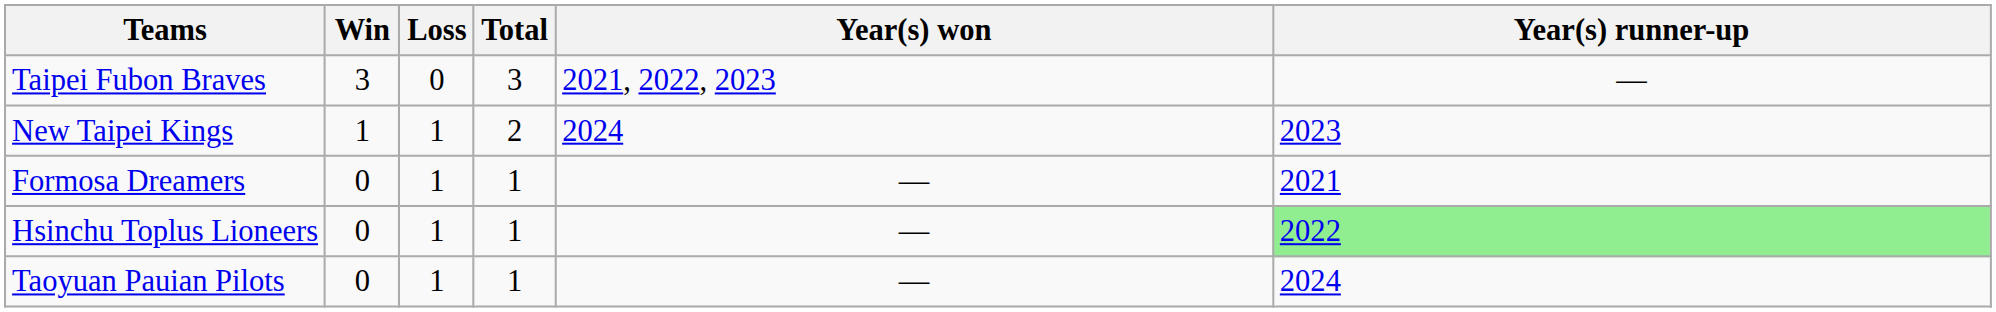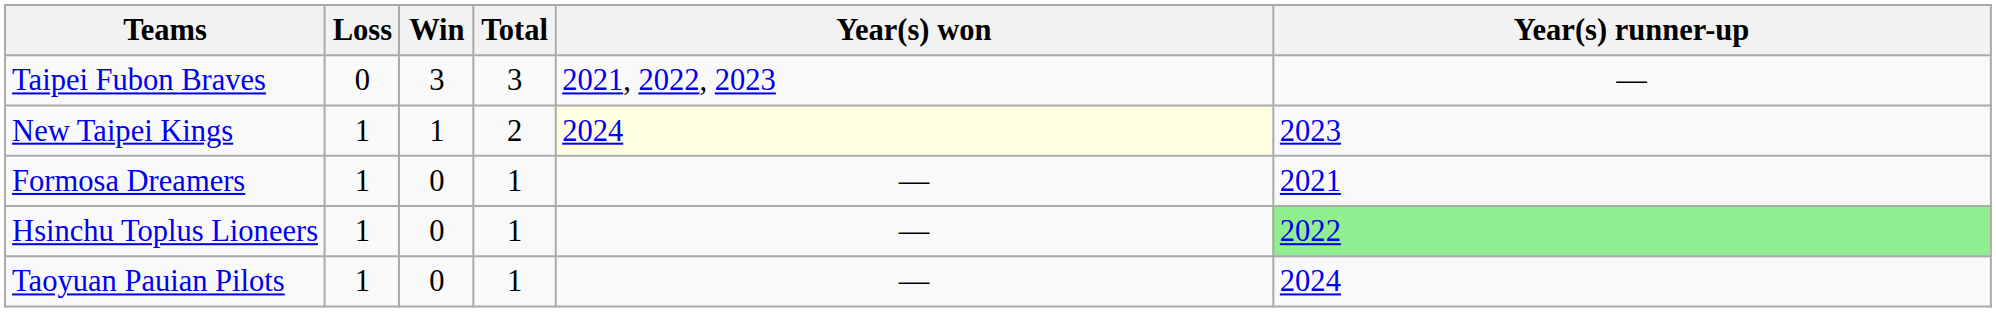columns swapped: (362, 29) <-> (437, 29)
(593, 130) no background -> (593, 130) lightyellow background
